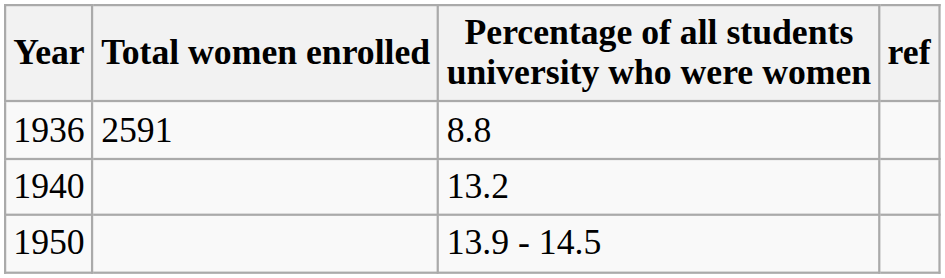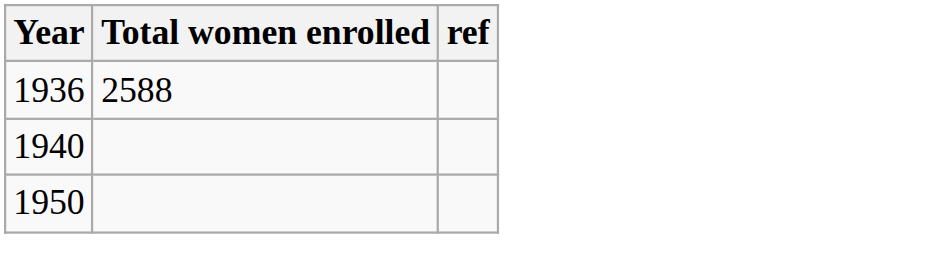- column: (659, 52)
(137, 129) 2591 -> (137, 89) 2588
